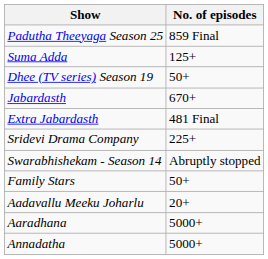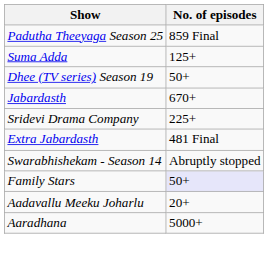rows swapped: (53, 118) <-> (73, 139)
(179, 181) no background -> (179, 181) lavender background
- row: (36, 243)
